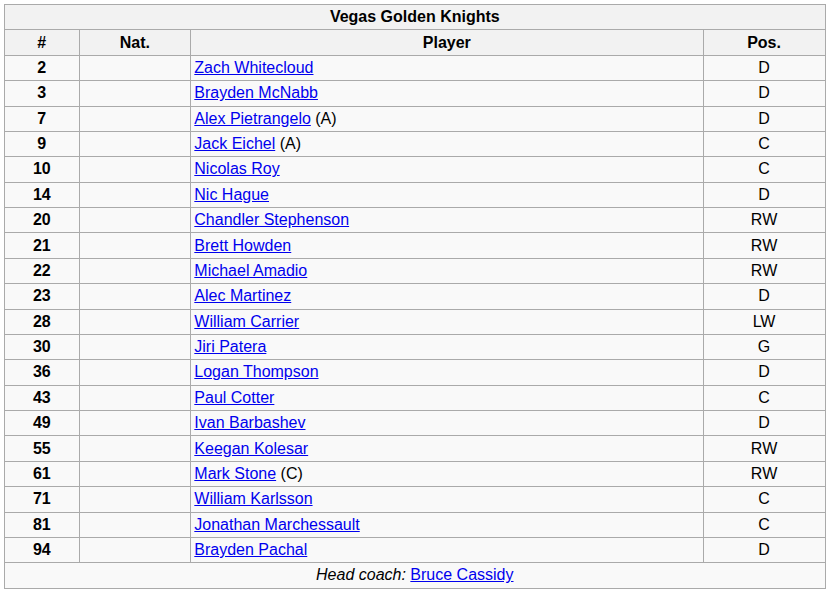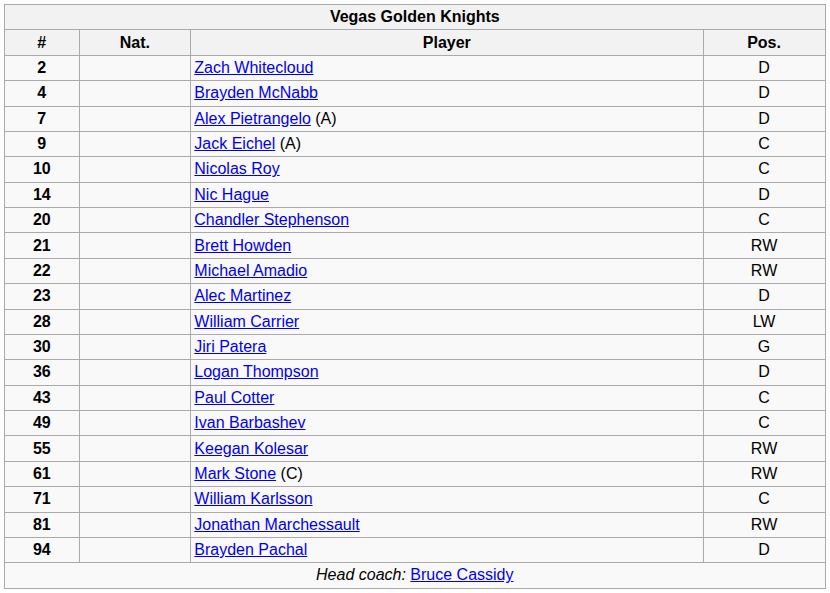(42, 93) 3 -> (42, 93) 4
(764, 220) RW -> (764, 220) C
(764, 423) D -> (764, 423) C
(764, 524) C -> (764, 524) RW
